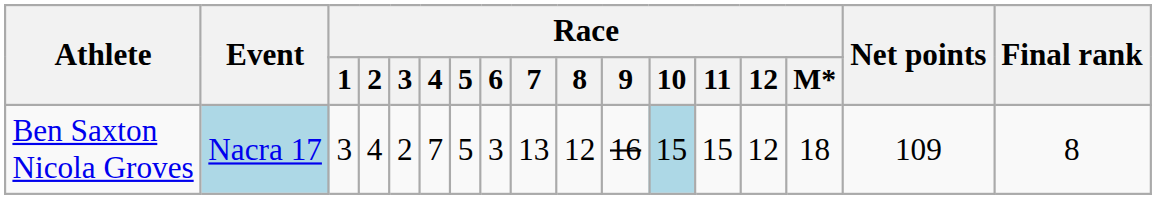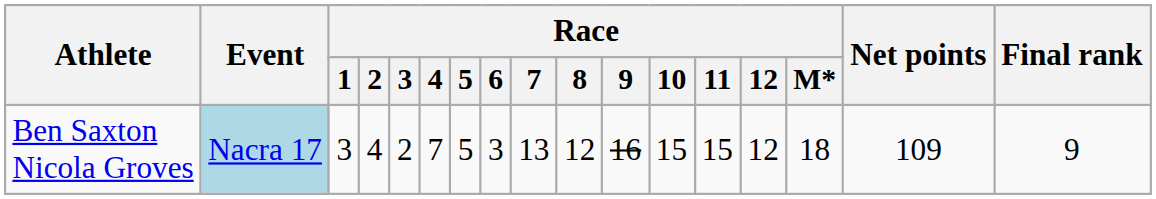(671, 149) lightblue background -> (671, 149) no background
(1072, 149) 8 -> (1072, 149) 9
